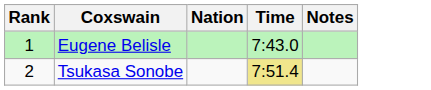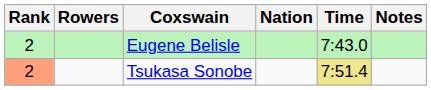+ column: (88, 17)
(29, 44) 1 -> (29, 44) 2
(29, 71) no background -> (29, 71) lightsalmon background
